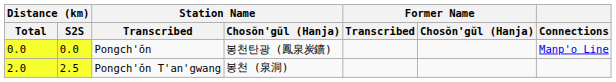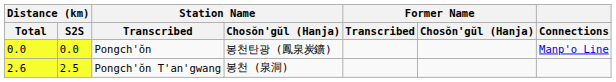(17, 67) 2.0 -> (17, 67) 2.6
